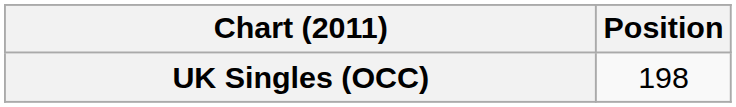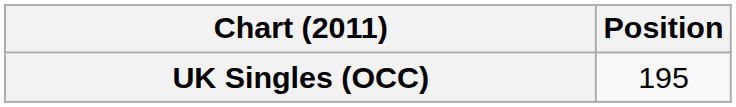(664, 76) 198 -> (664, 76) 195
